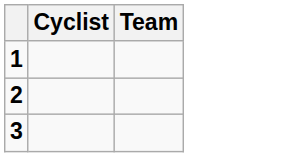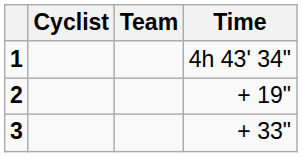+ column: (240, 22)
